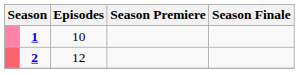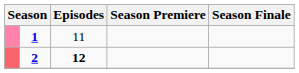(79, 36) 10 -> (79, 36) 11
(79, 57) normal -> (79, 57) bold
